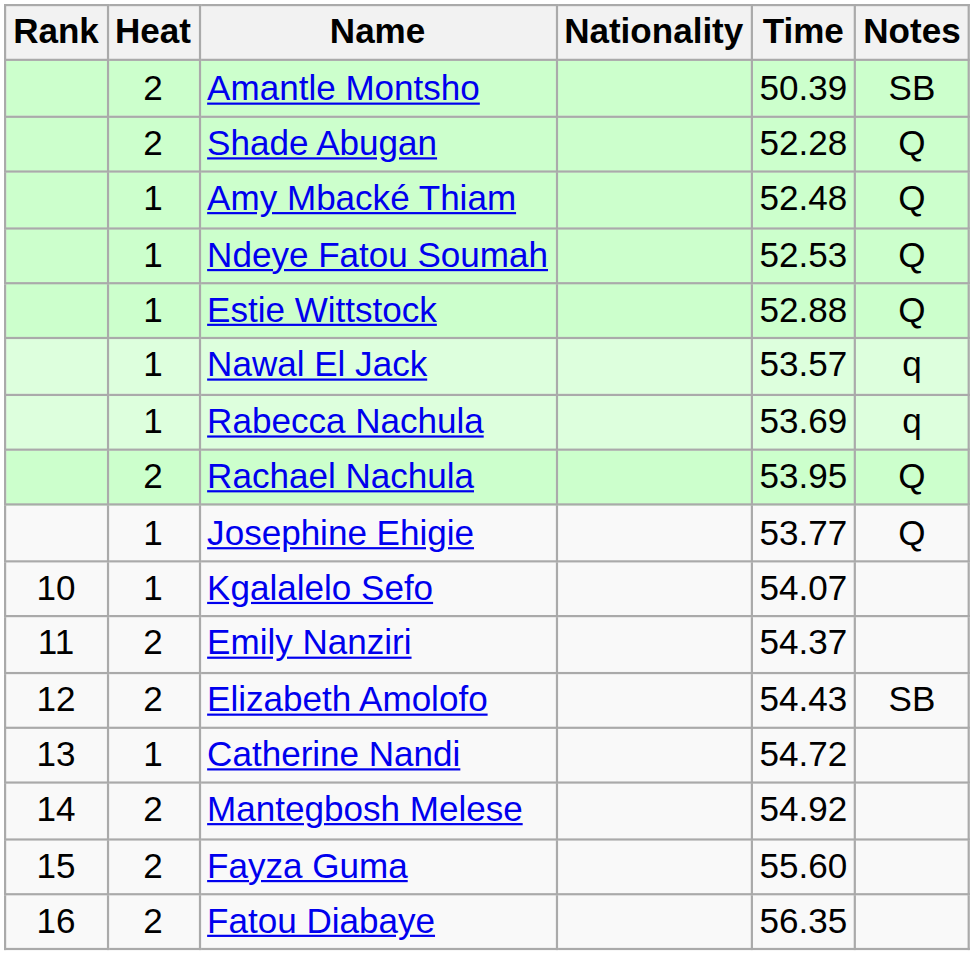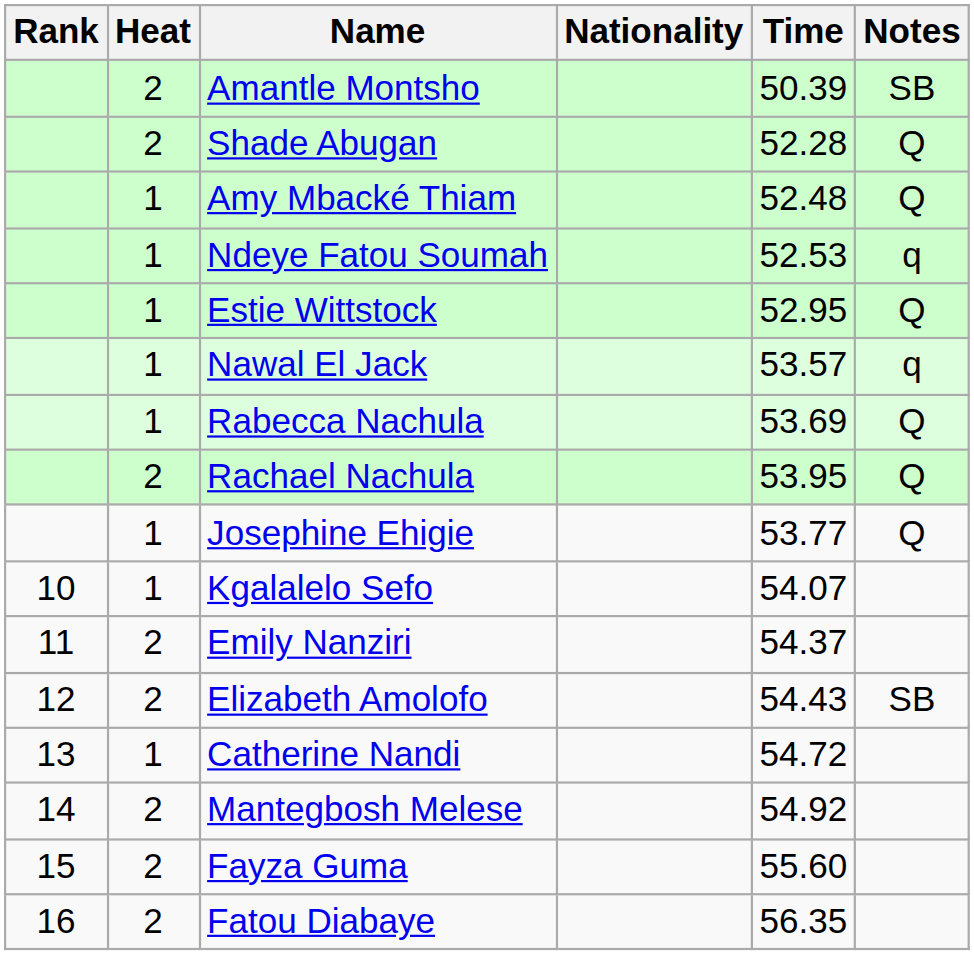(912, 254) Q -> (912, 254) q
(803, 310) 52.88 -> (803, 310) 52.95
(912, 421) q -> (912, 421) Q
